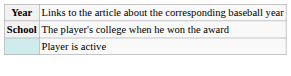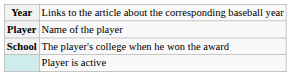+ row: (22, 29)
